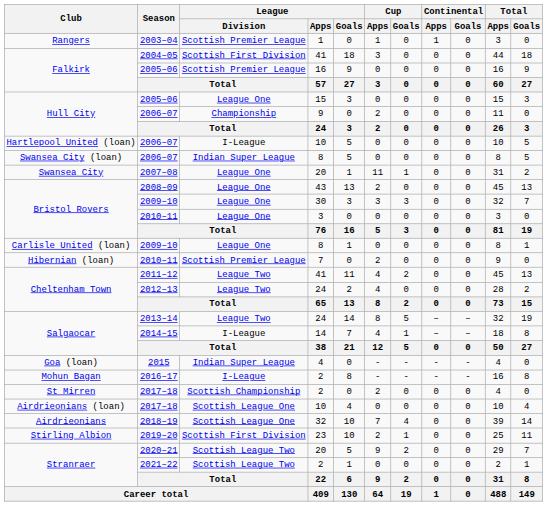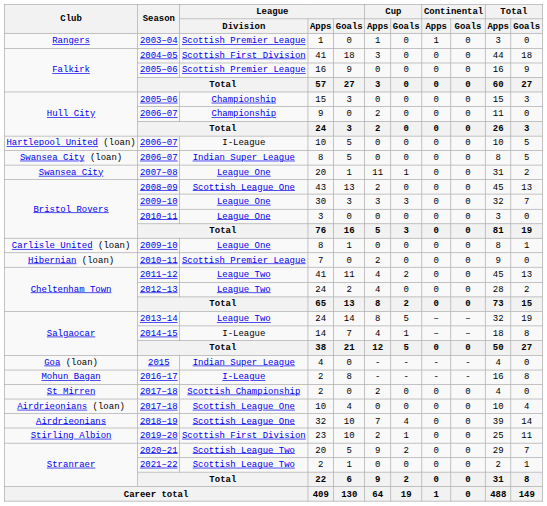(244, 99) League One -> (244, 99) Championship
(244, 187) League One -> (244, 187) Scottish League One
